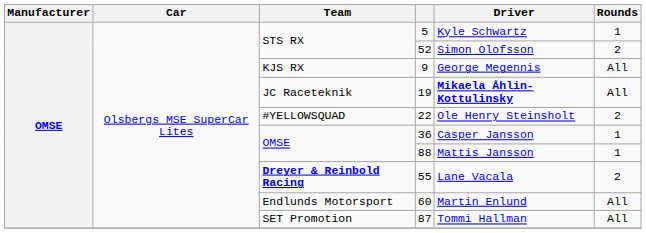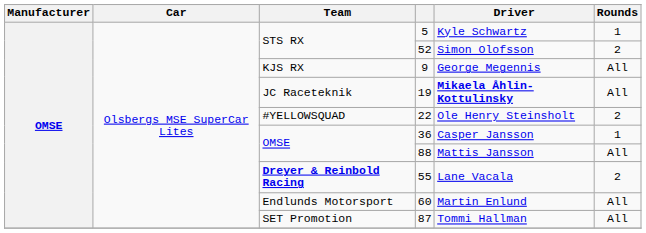(617, 153) 1 -> (617, 153) All
